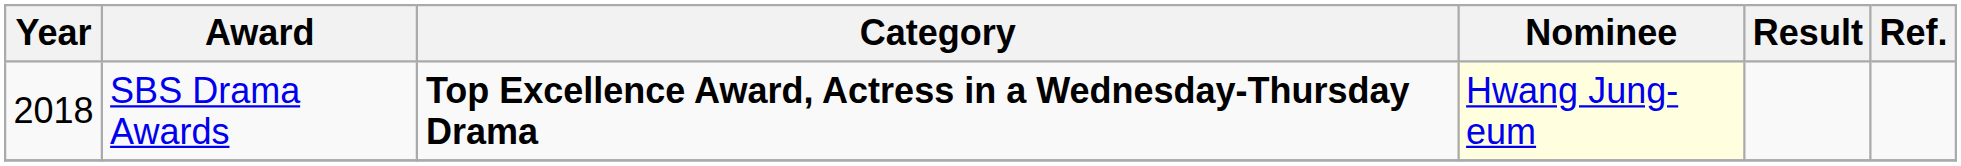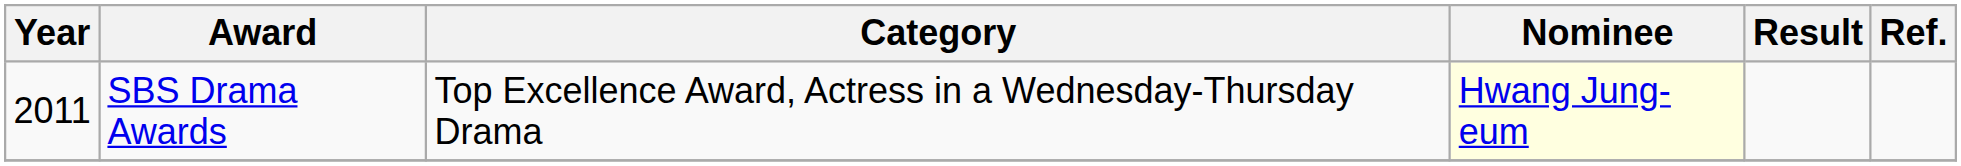(53, 110) 2018 -> (52, 110) 2011
(918, 110) bold -> (894, 110) normal
